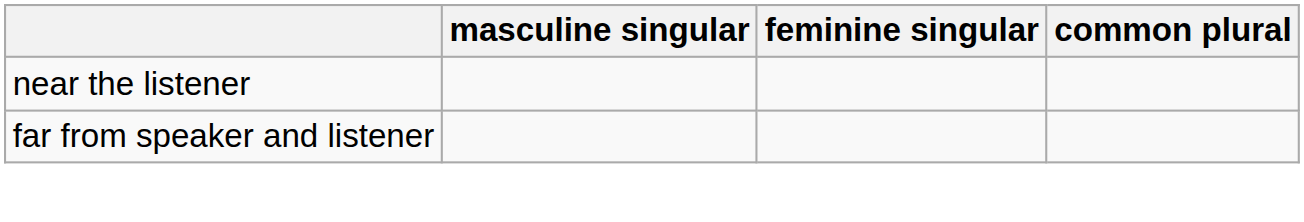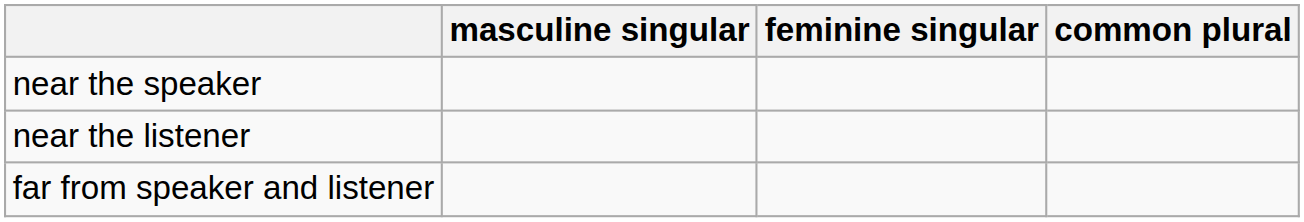+ row: (137, 83)
